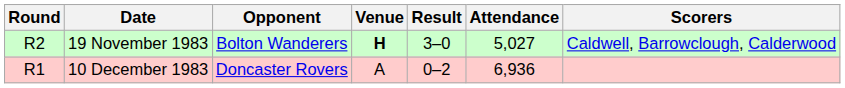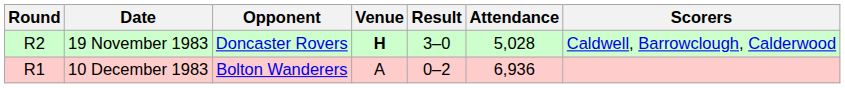(282, 43) Bolton Wanderers -> (282, 43) Doncaster Rovers
(514, 43) 5,027 -> (514, 43) 5,028
(282, 69) Doncaster Rovers -> (282, 69) Bolton Wanderers
